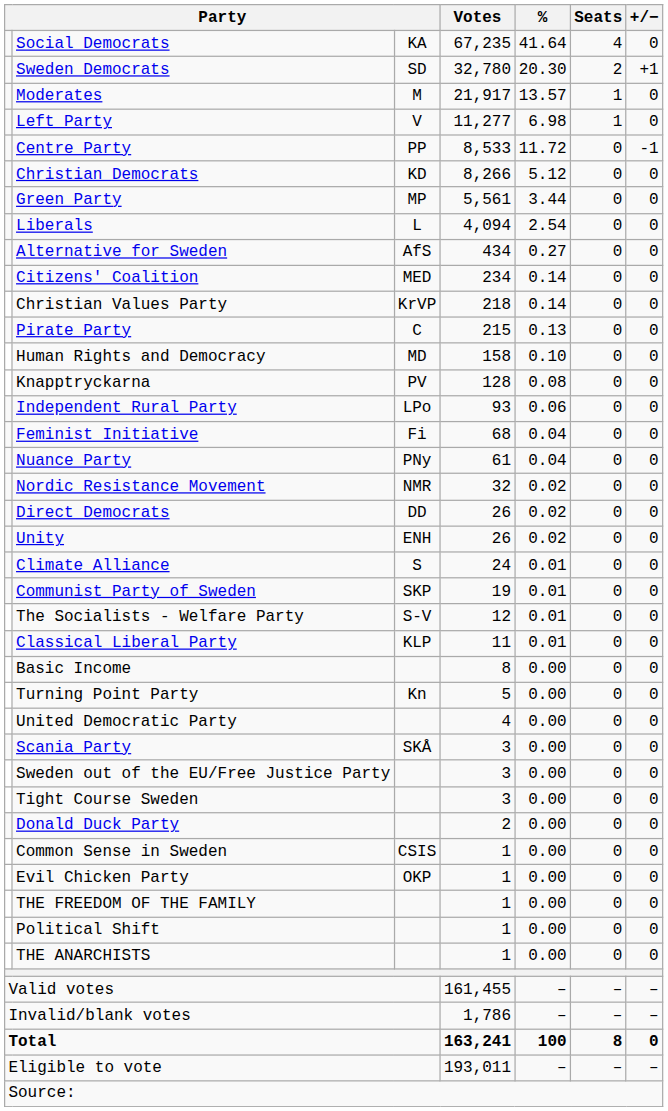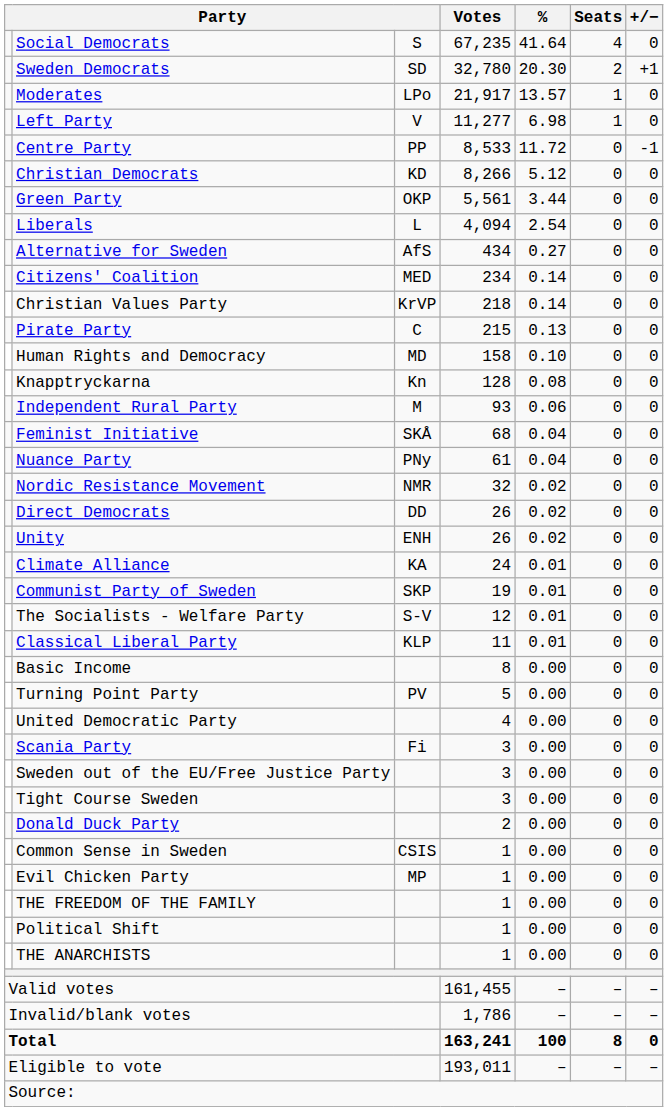(417, 44) KA -> (417, 44) S
(417, 96) M -> (417, 96) LPo
(417, 200) MP -> (417, 200) OKP
(417, 382) PV -> (417, 382) Kn
(417, 409) LPo -> (417, 409) M
(417, 435) Fi -> (417, 435) SKÅ
(417, 565) S -> (417, 565) KA
(417, 695) Kn -> (417, 695) PV
(417, 747) SKÅ -> (417, 747) Fi
(417, 878) OKP -> (417, 878) MP
